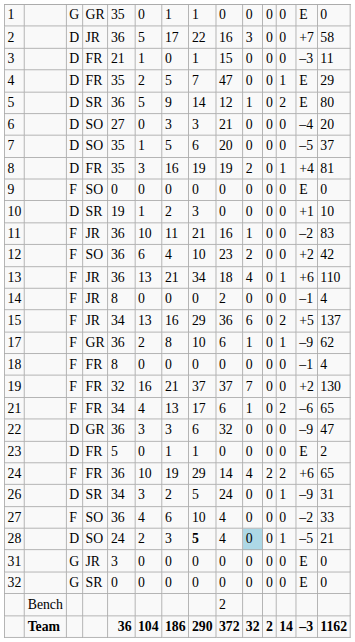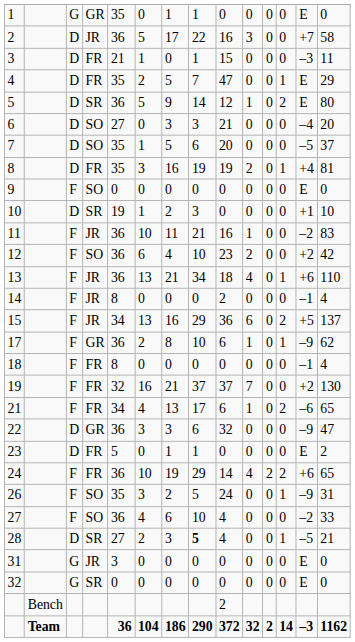(74, 495) D -> (73, 495) F
(94, 495) SR -> (94, 495) SO
(118, 495) 34 -> (118, 495) 35
(94, 539) SO -> (94, 539) SR
(118, 539) 24 -> (118, 539) 27
(249, 539) lightblue background -> (249, 539) no background
